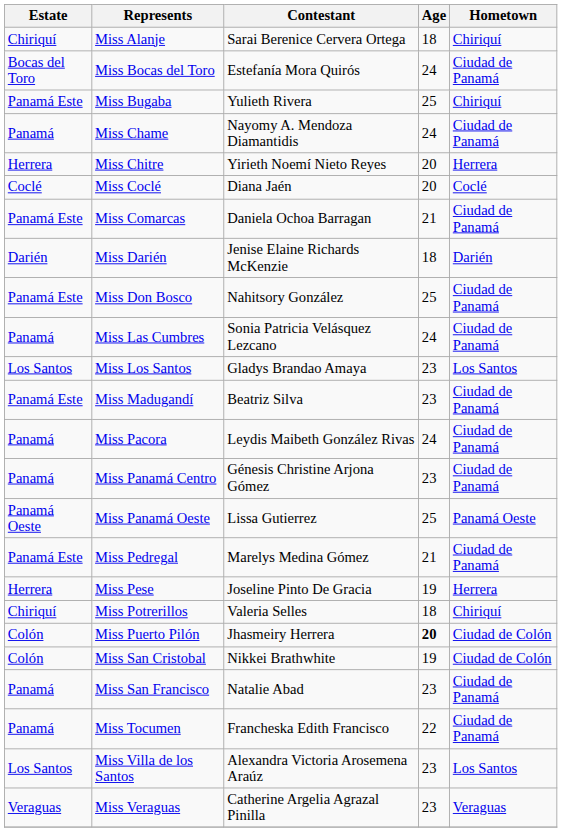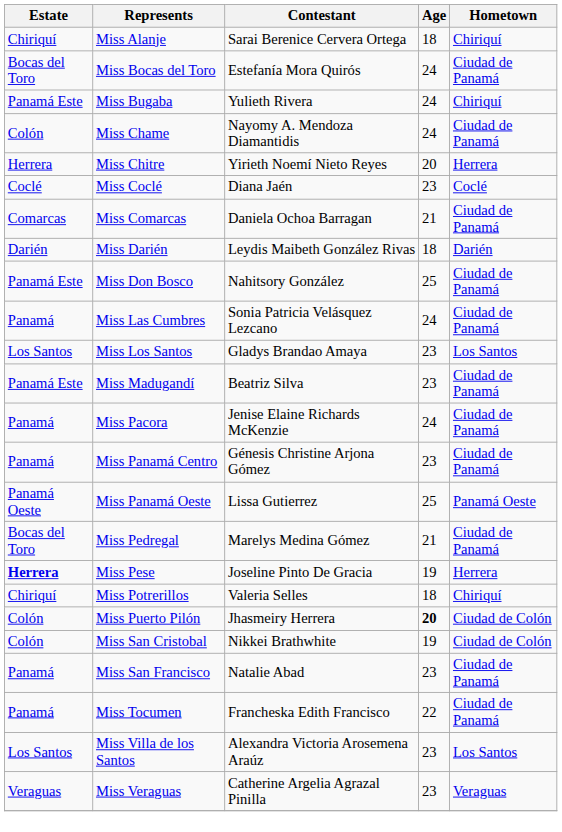(429, 101) 25 -> (429, 101) 24
(31, 132) Panamá -> (26, 132) Colón
(429, 187) 20 -> (429, 187) 23
(45, 218) Panamá Este -> (37, 218) Comarcas
(293, 258) Jenise Elaine Richards McKenzie -> (322, 249) Leydis Maibeth González Rivas
(321, 439) Leydis Maibeth González Rivas -> (294, 422) Jenise Elaine Richards McKenzie
(45, 557) Panamá Este -> (36, 541) Bocas del Toro
(30, 588) normal -> (33, 572) bold
